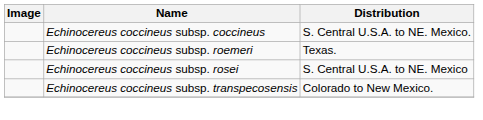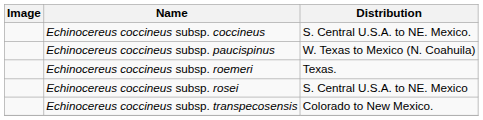+ row: (160, 50)
